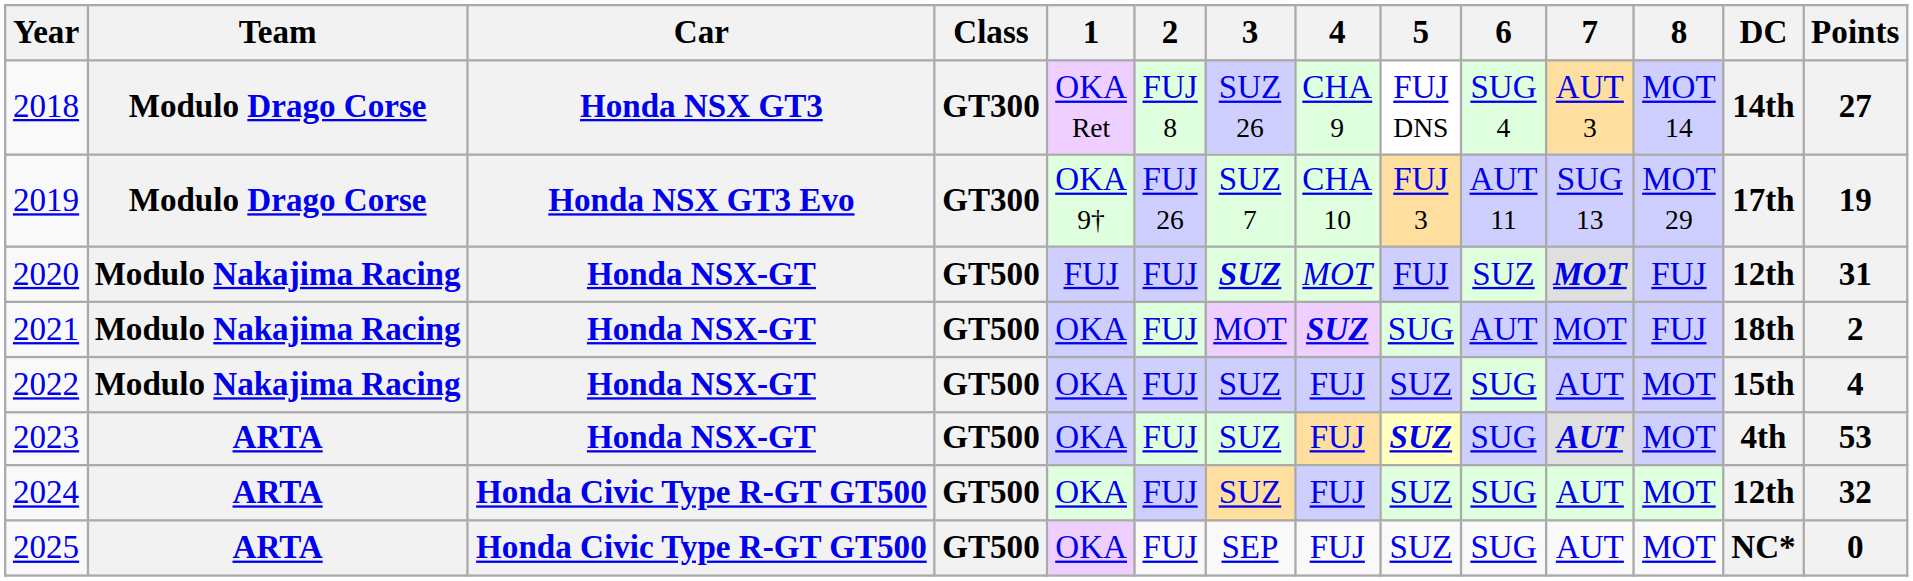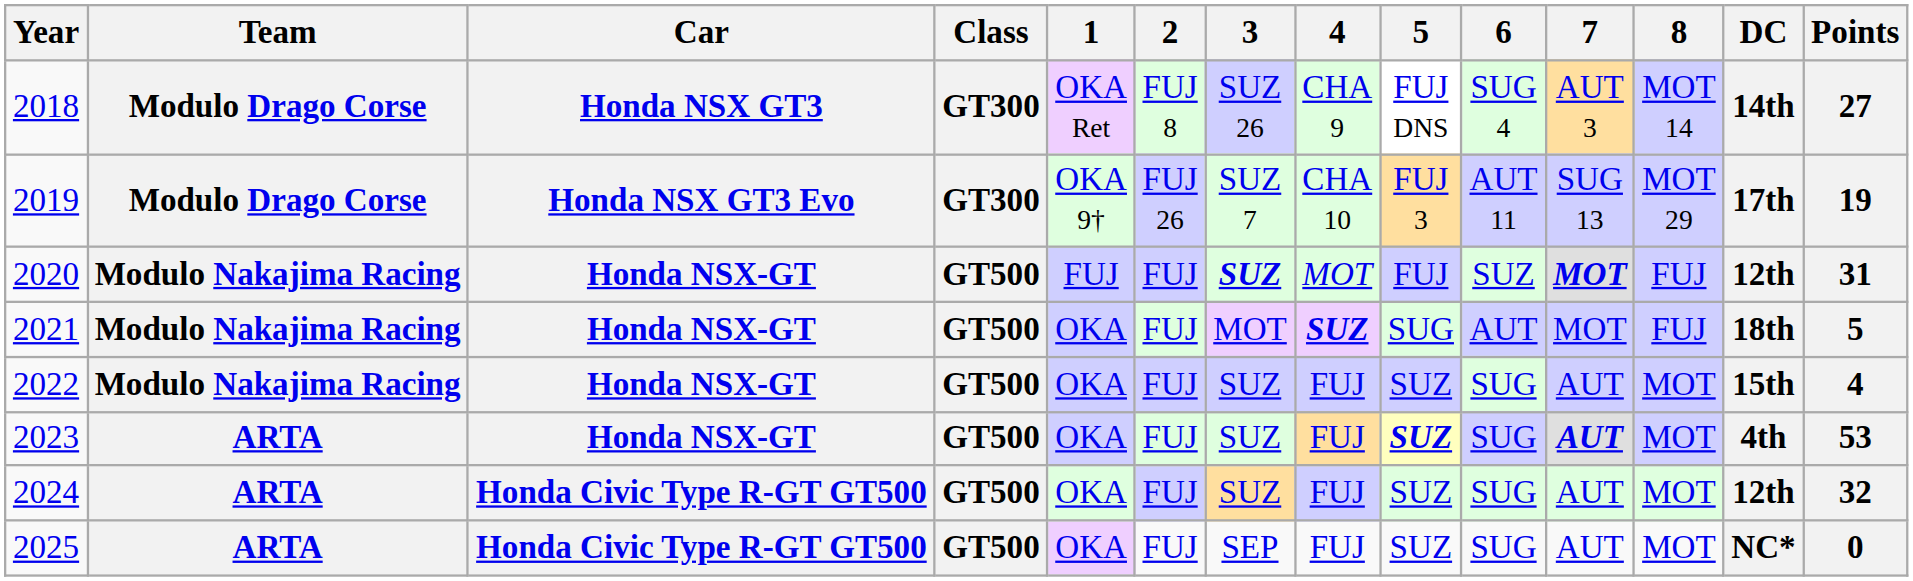(1855, 328) 2 -> (1855, 328) 5
